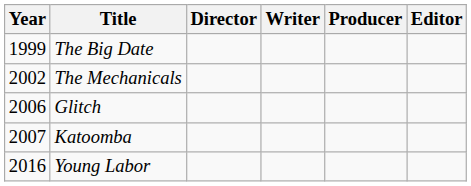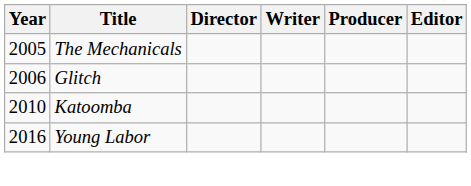- row: (104, 48)
(27, 78) 2002 -> (27, 48) 2005
(27, 136) 2007 -> (27, 107) 2010
